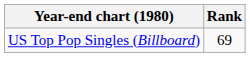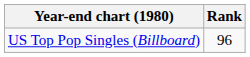(224, 40) 69 -> (224, 40) 96
